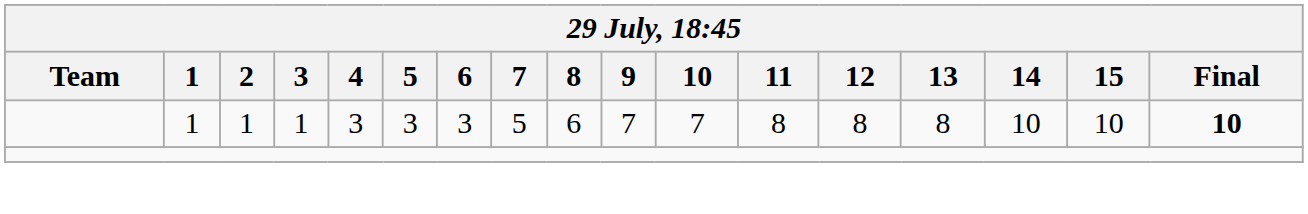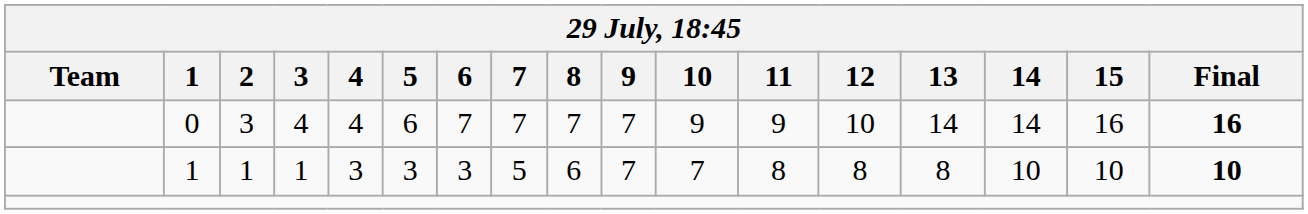+ row: (192, 123)
